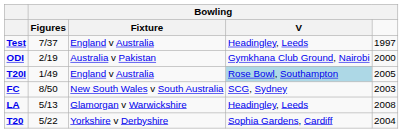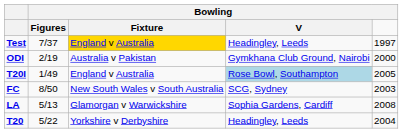(112, 43) no background -> (112, 43) gold background
(268, 105) Headingley, Leeds -> (280, 105) Sophia Gardens, Cardiff
(280, 120) Sophia Gardens, Cardiff -> (268, 120) Headingley, Leeds
